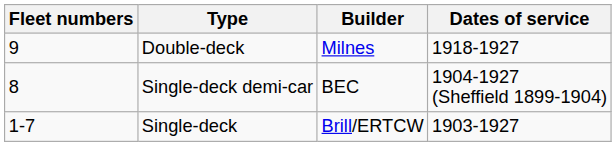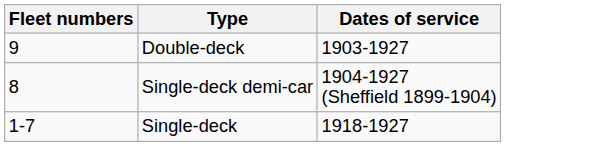- column: (373, 18)
(476, 47) 1918-1927 -> (365, 47) 1903-1927
(476, 126) 1903-1927 -> (365, 126) 1918-1927
